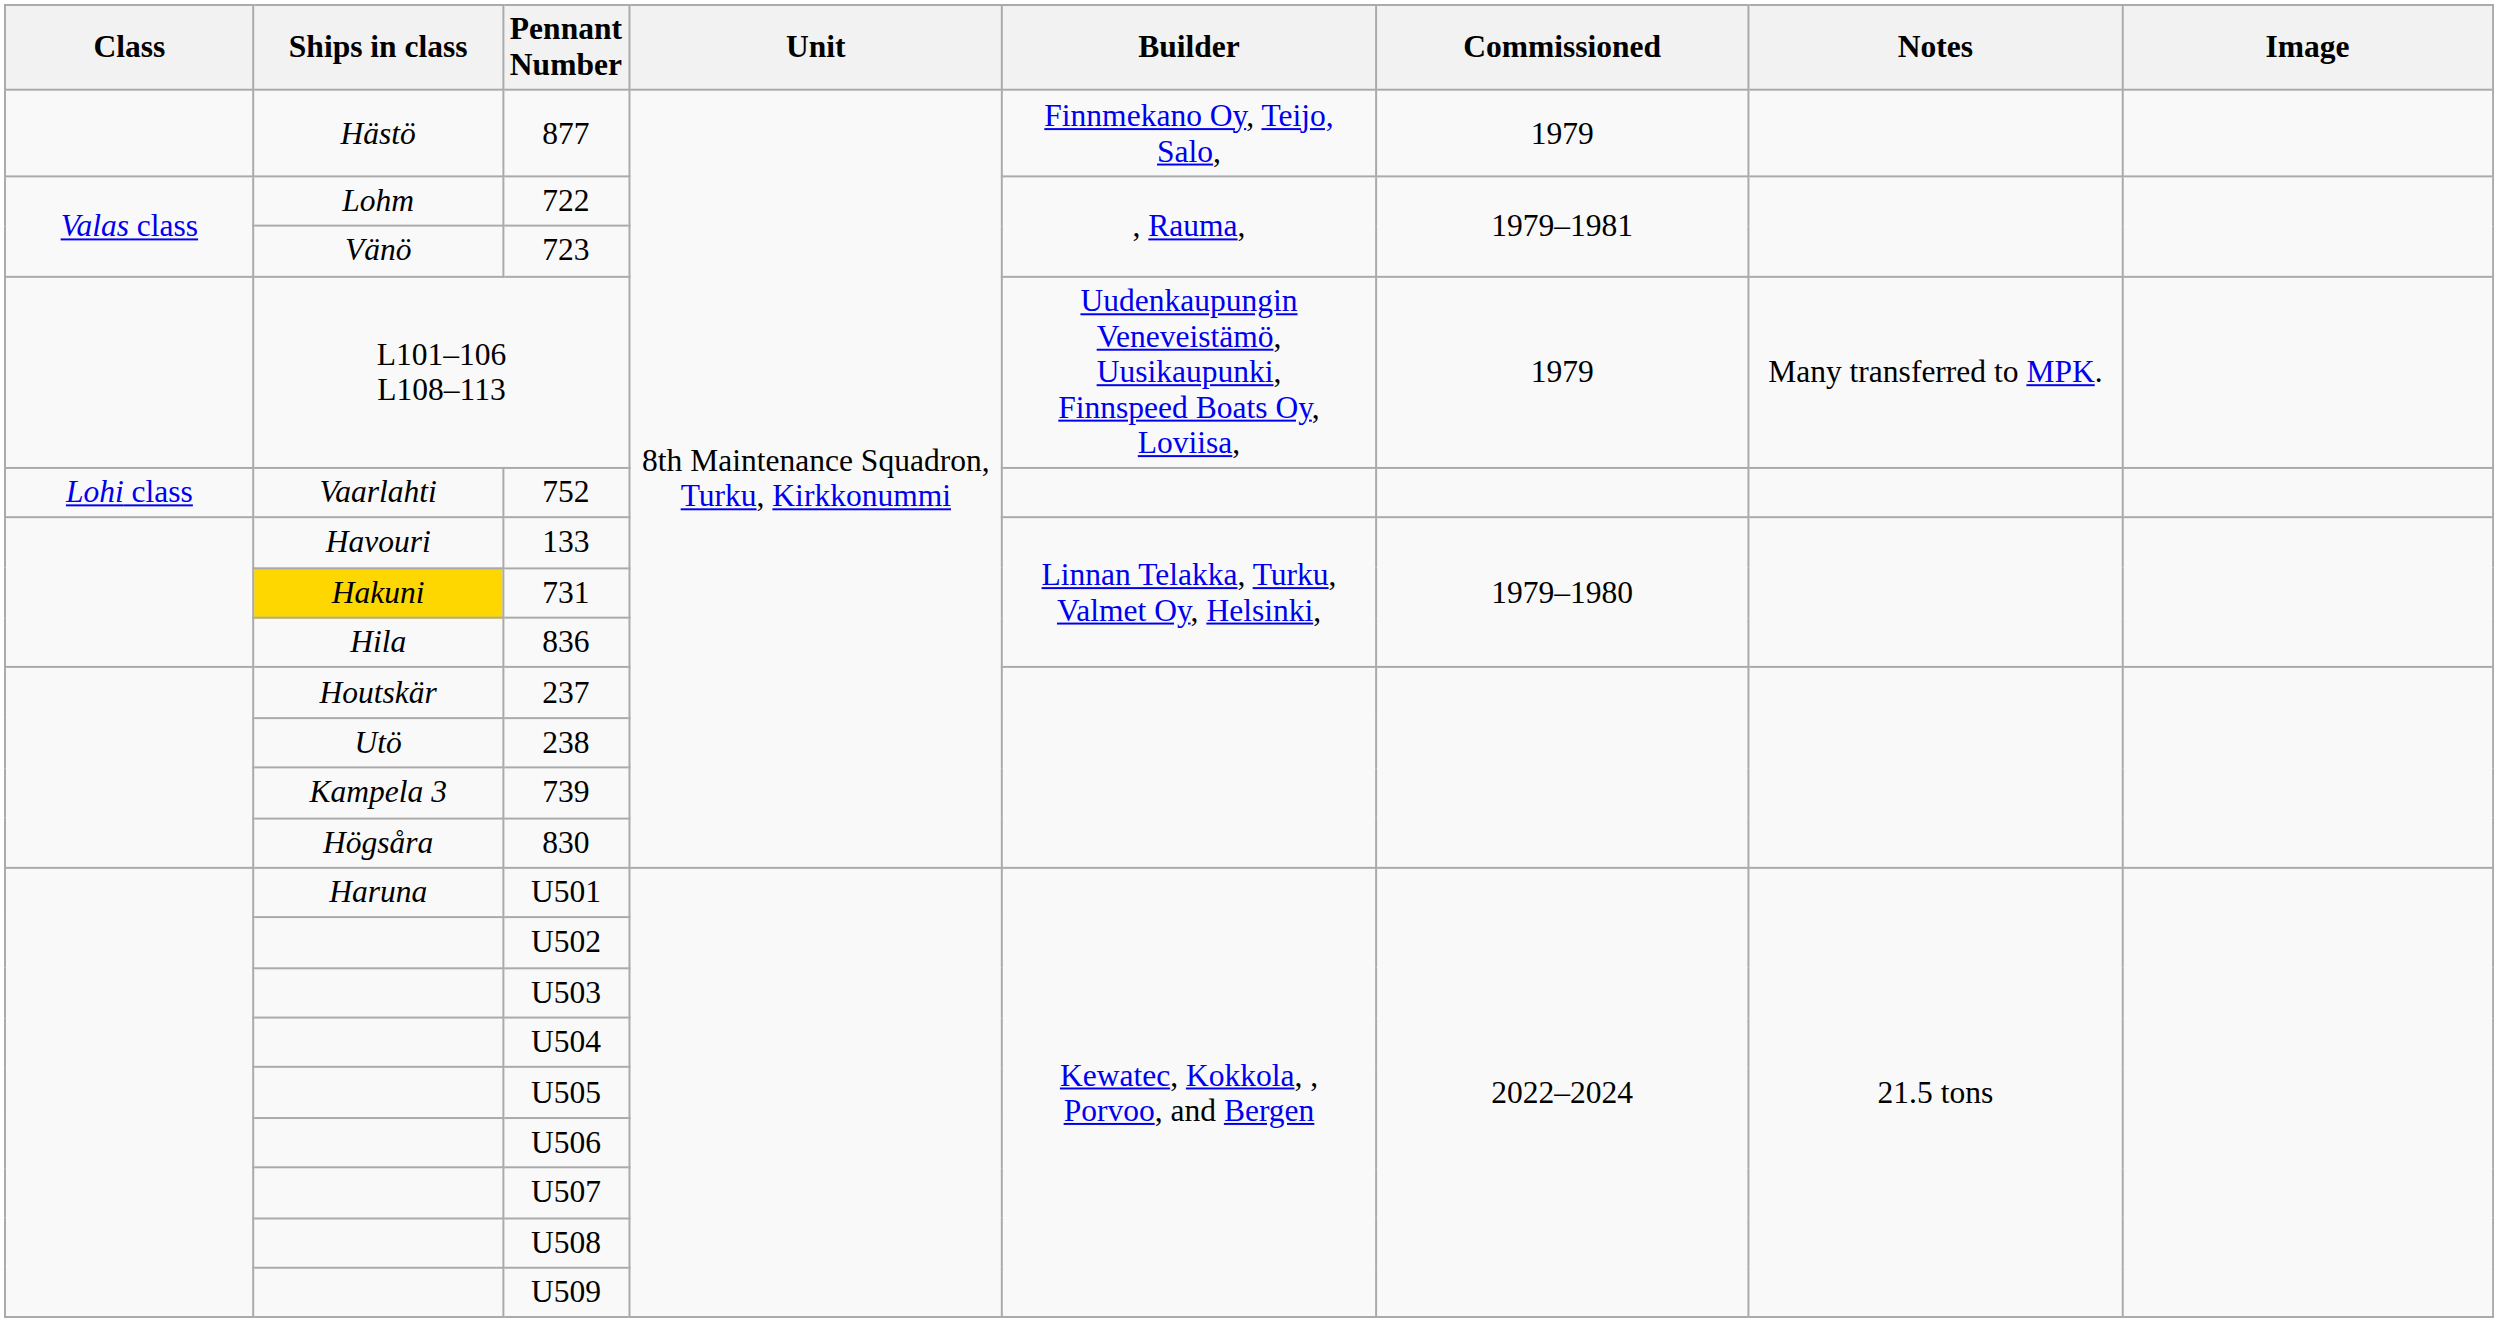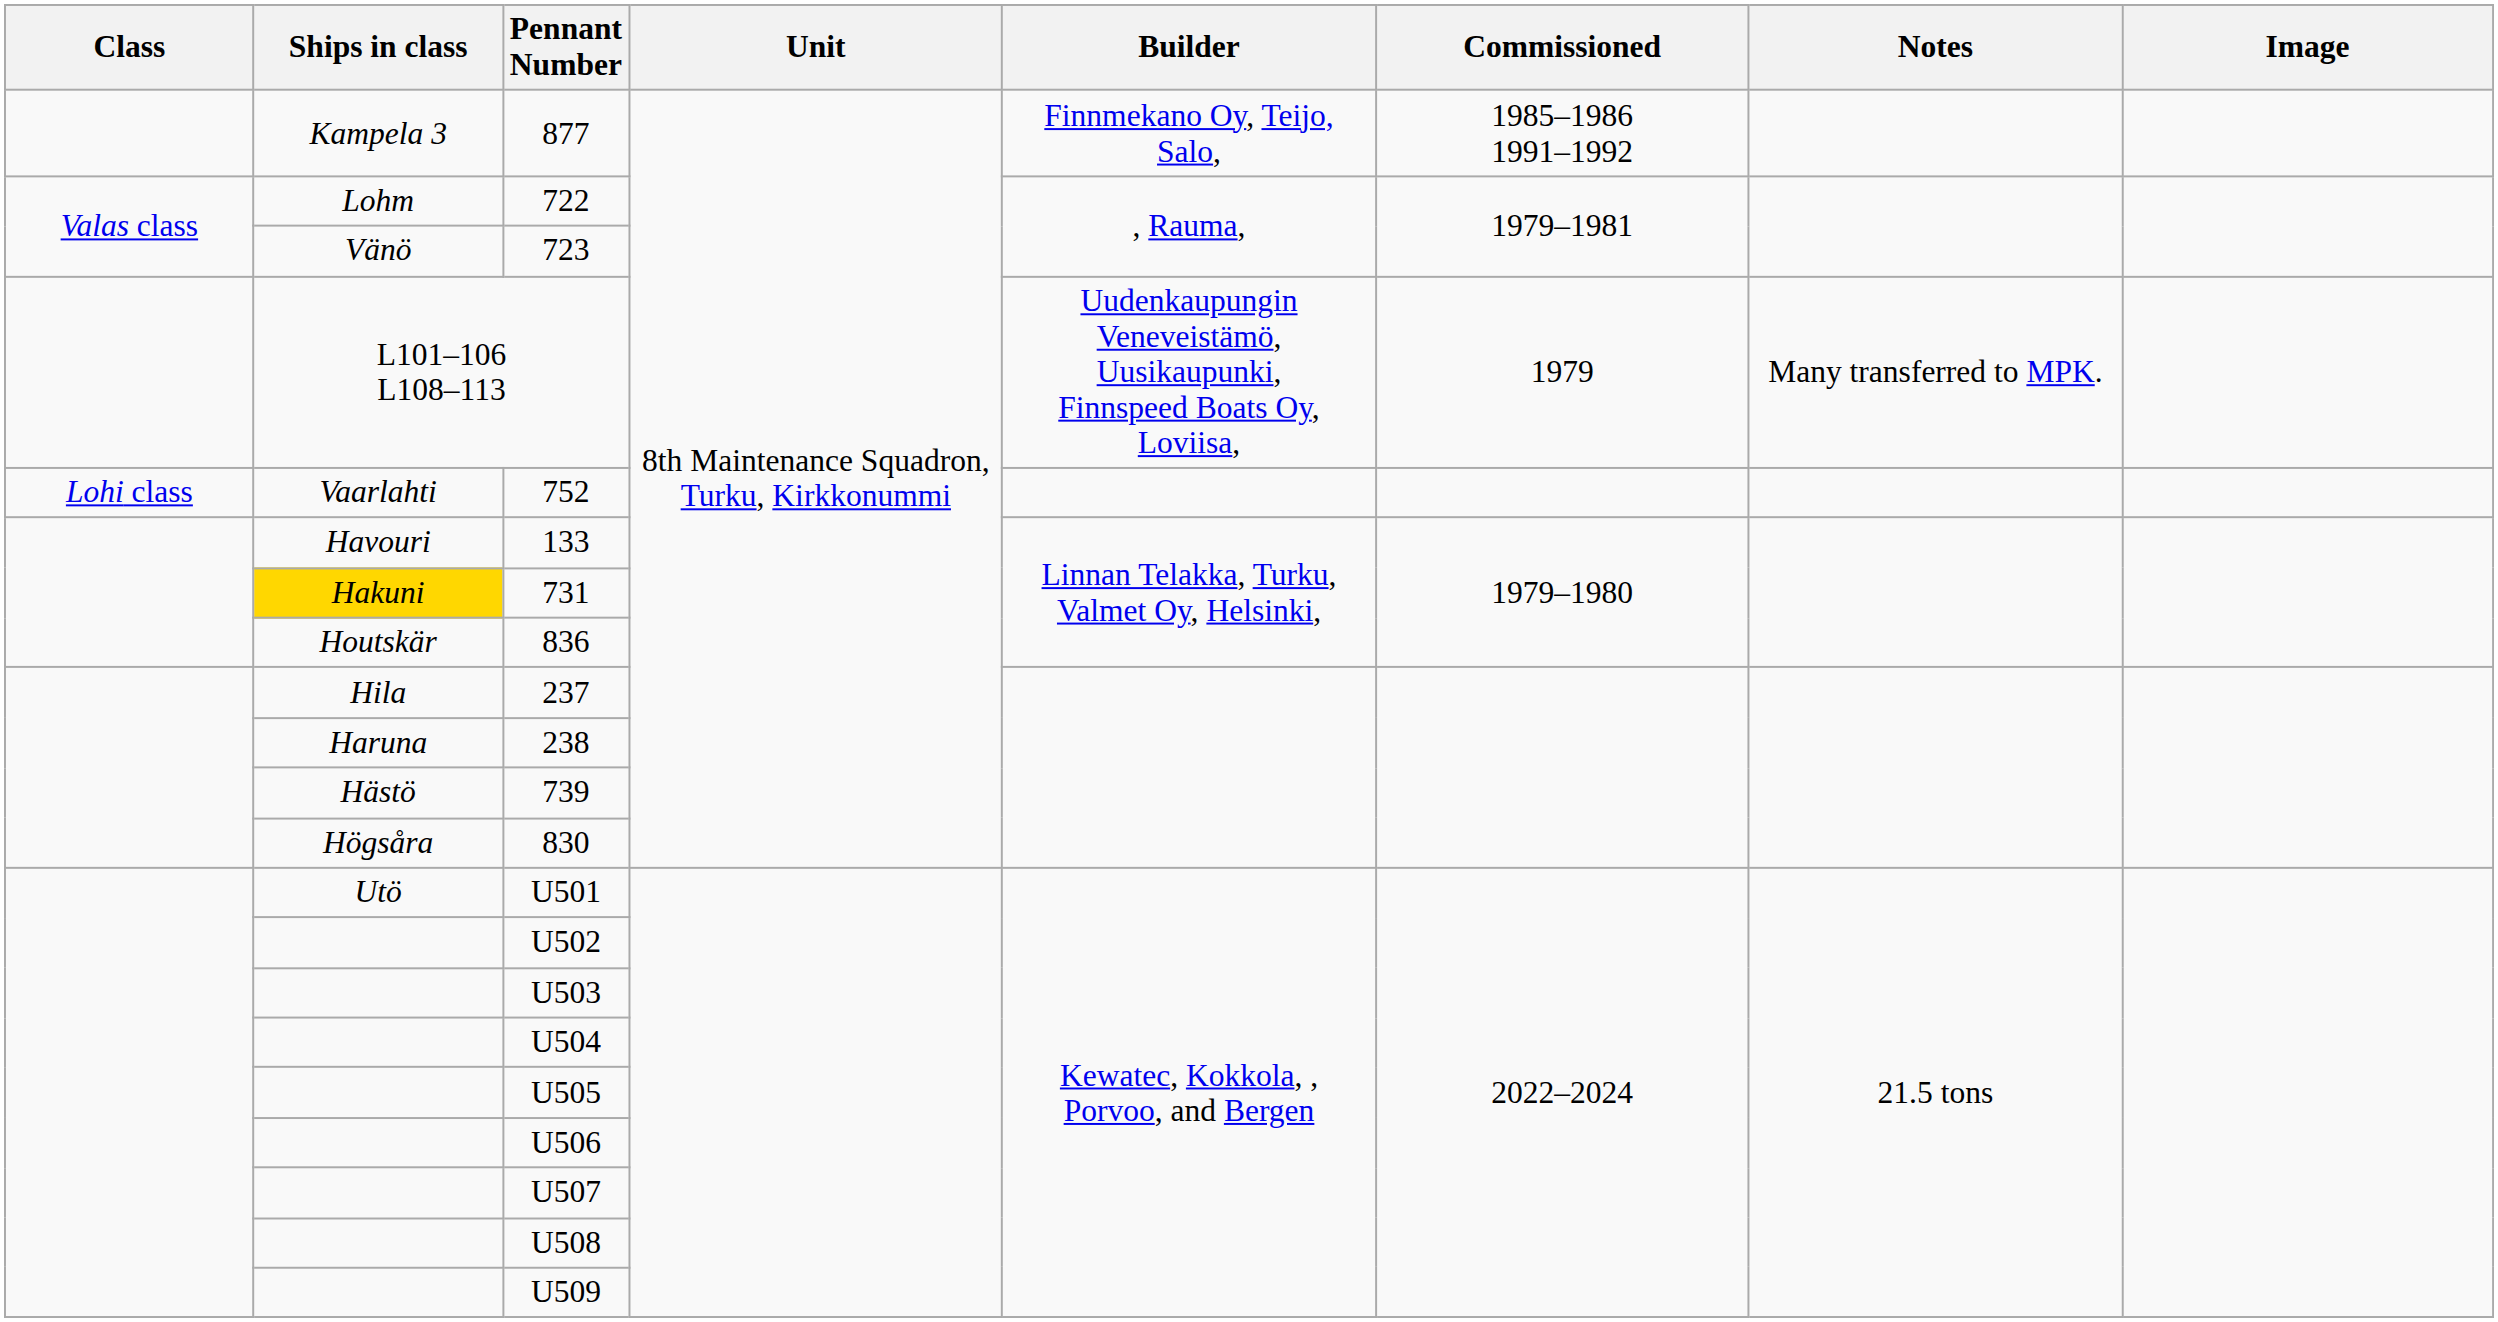(378, 132) Hästö -> (378, 132) Kampela 3
(1562, 132) 1979 -> (1562, 132) 1985–1986 1991–1992
(378, 642) Hila -> (378, 642) Houtskär
(378, 692) Houtskär -> (378, 692) Hila
(378, 742) Utö -> (378, 742) Haruna
(378, 792) Kampela 3 -> (378, 792) Hästö
(378, 892) Haruna -> (378, 892) Utö
